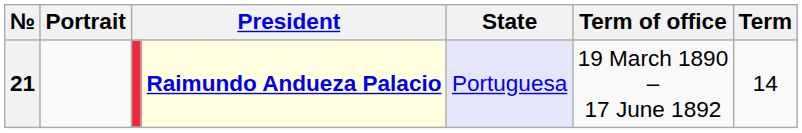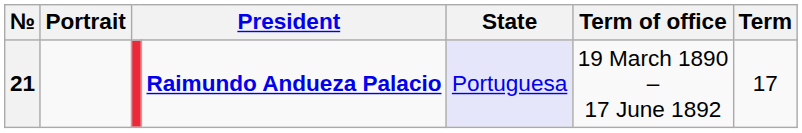(294, 83) lightyellow background -> (294, 83) no background
(765, 83) 14 -> (765, 83) 17
